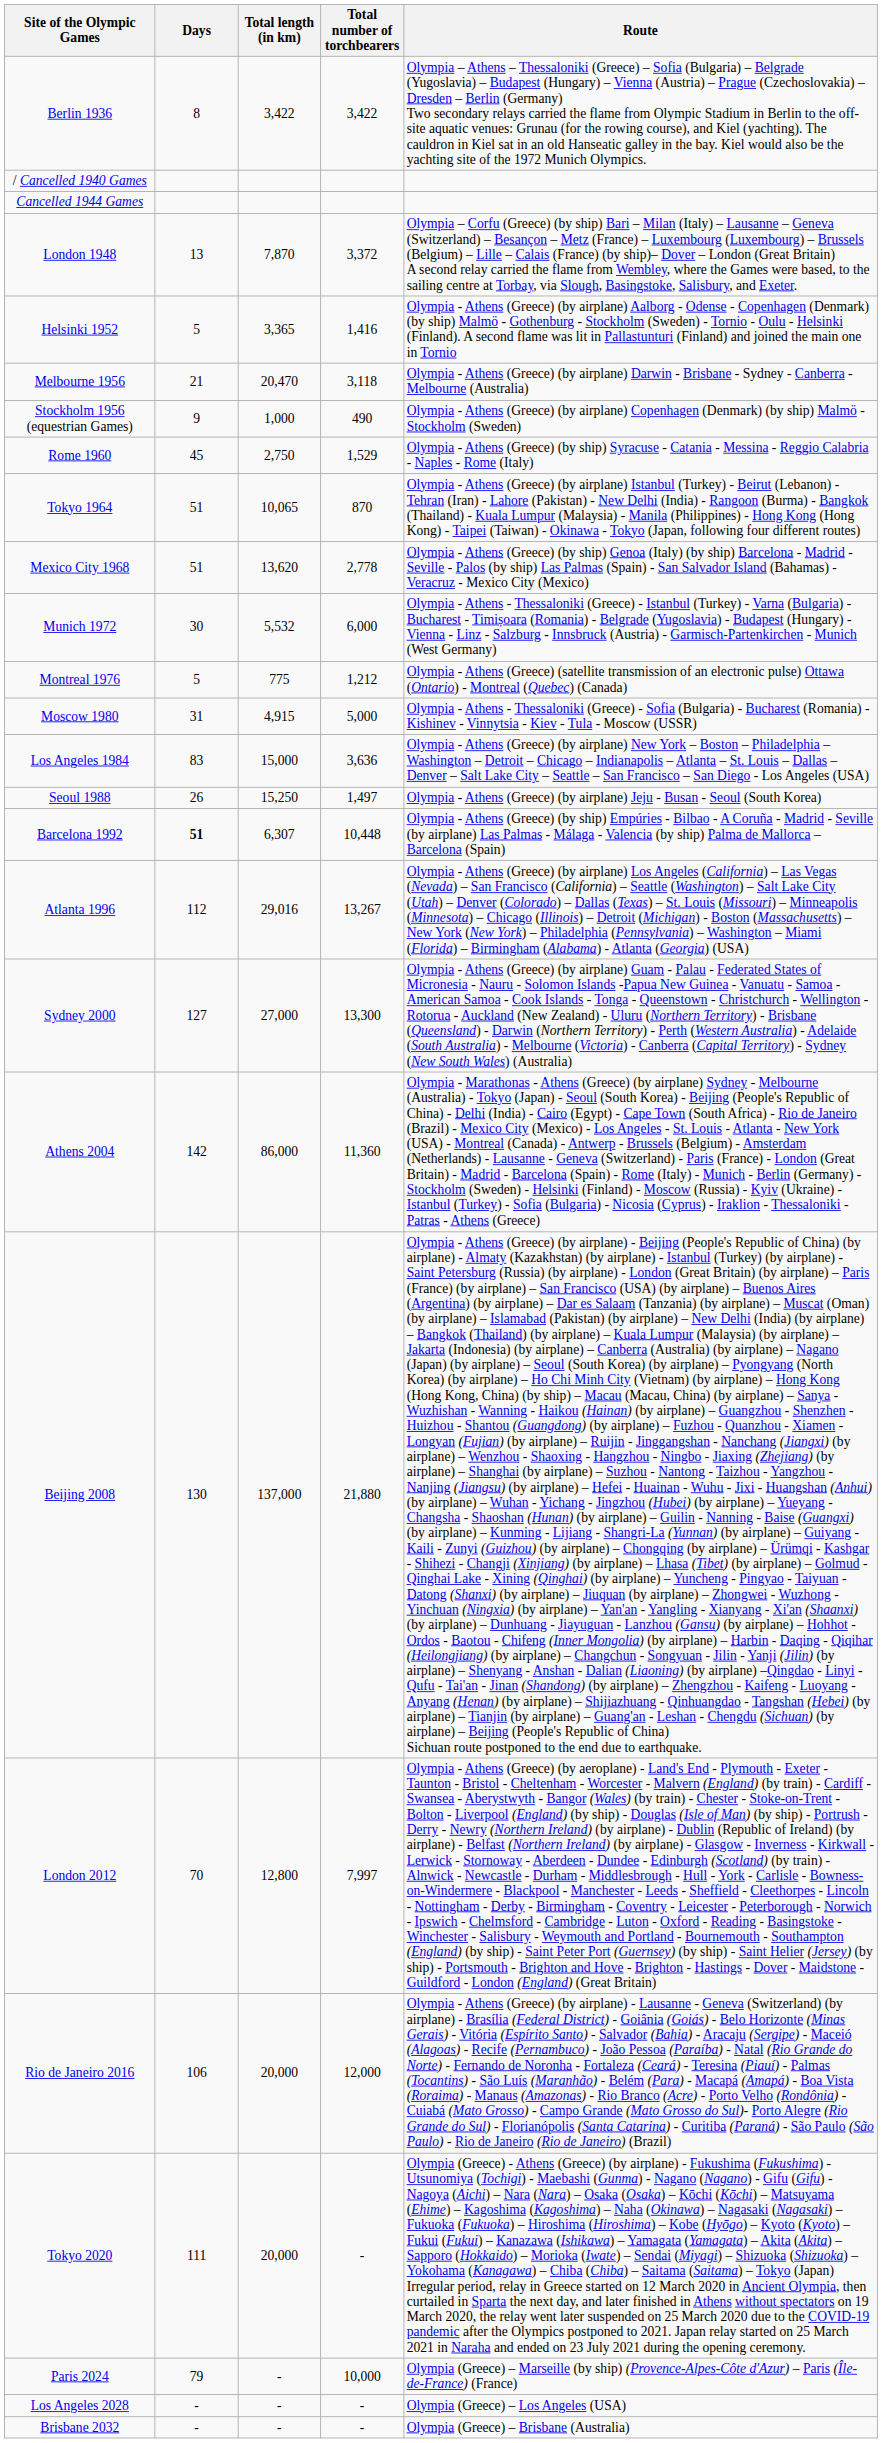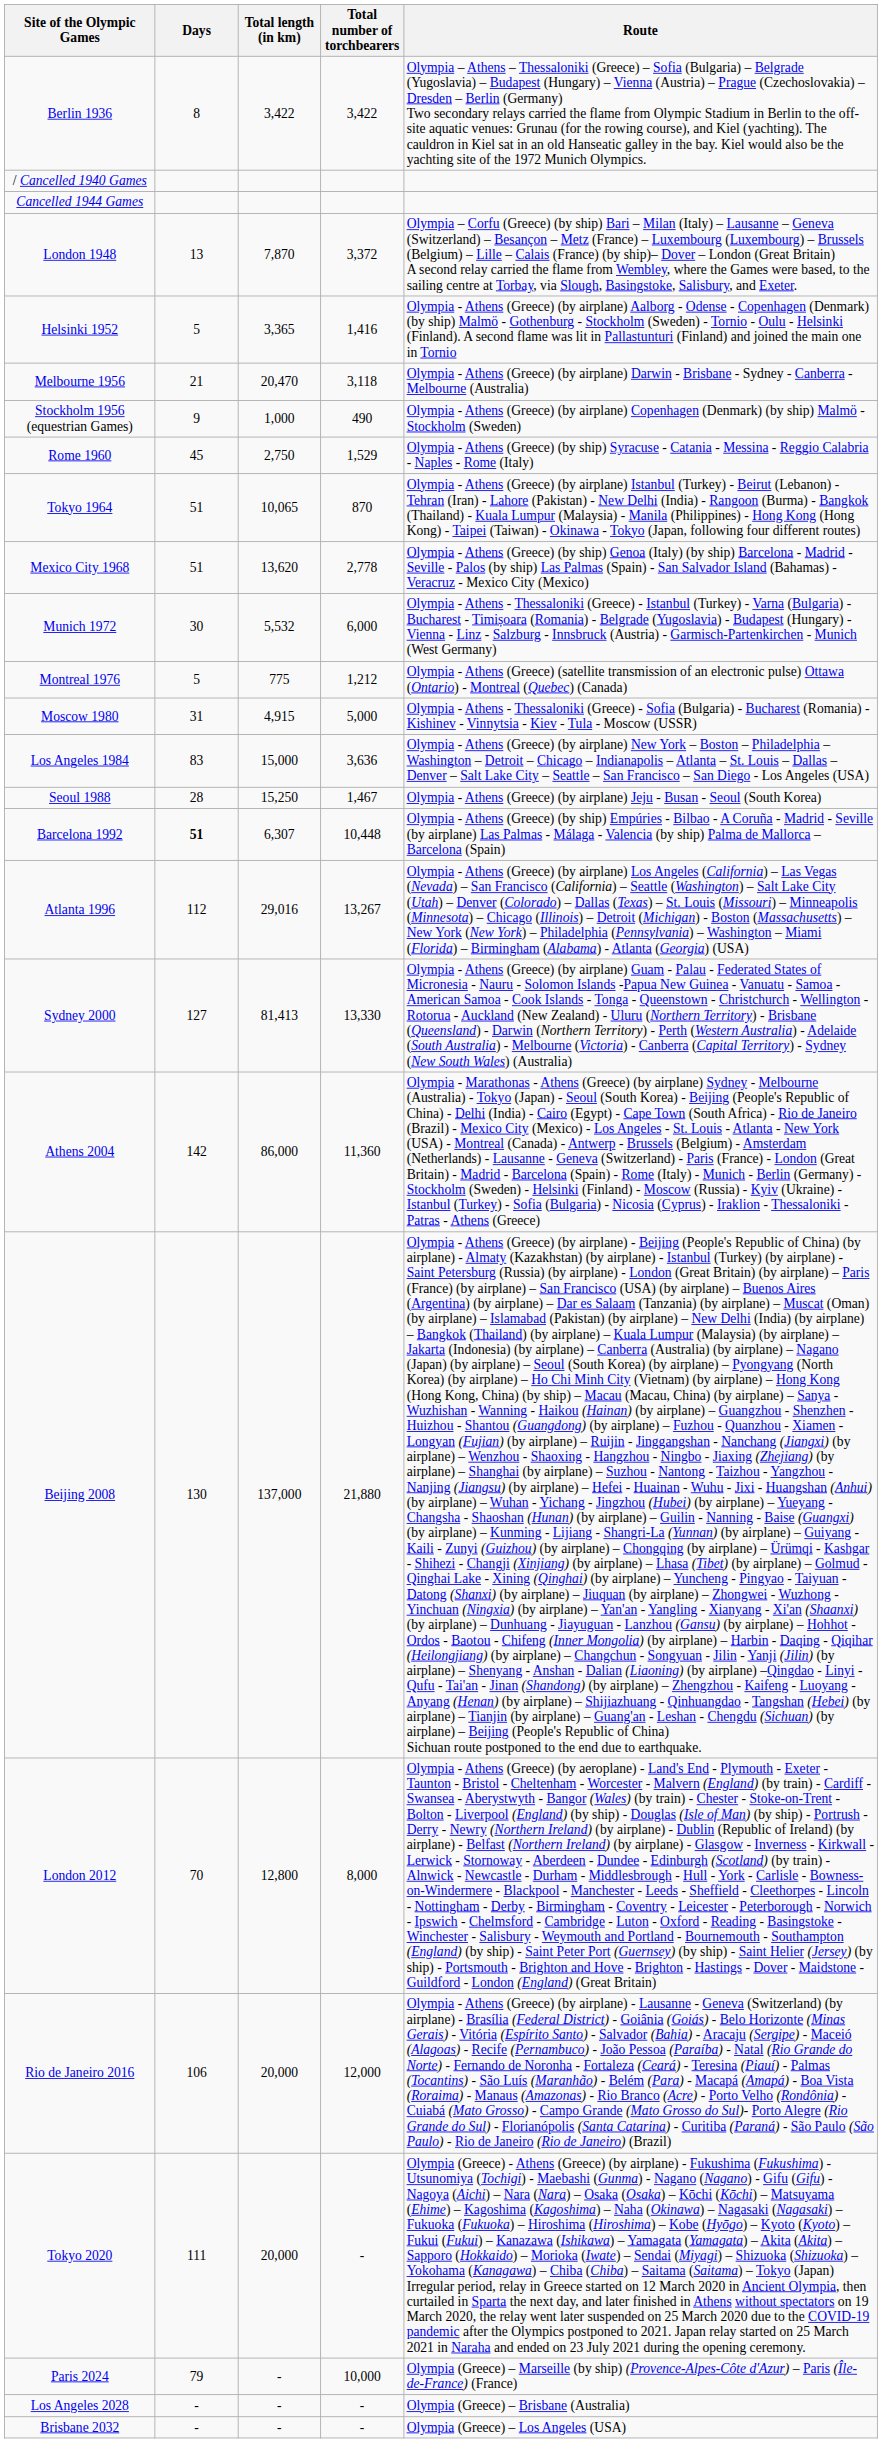(197, 797) 26 -> (197, 797) 28
(362, 797) 1,497 -> (362, 797) 1,467
(279, 1015) 27,000 -> (279, 1015) 81,413
(362, 1015) 13,300 -> (362, 1015) 13,330
(362, 1875) 7,997 -> (362, 1875) 8,000
(516, 2405) Olympia (Greece) – Los Angeles (USA) -> (518, 2405) Olympia (Greece) – Brisbane (Australia)
(518, 2427) Olympia (Greece) – Brisbane (Australia) -> (516, 2427) Olympia (Greece) – Los Angeles (USA)
